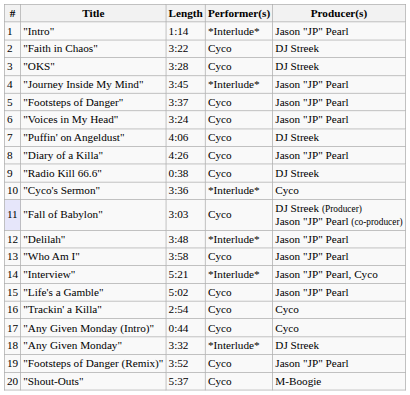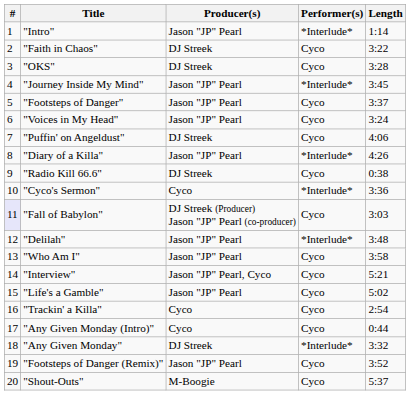columns swapped: (339, 13) <-> (186, 13)
(220, 155) Cyco -> (327, 155) *Interlude*
(234, 274) *Interlude* -> (313, 274) Cyco
